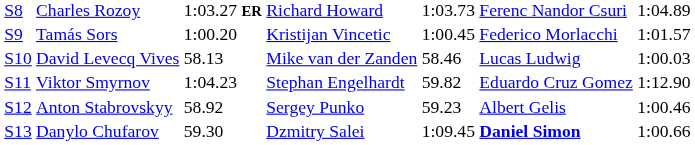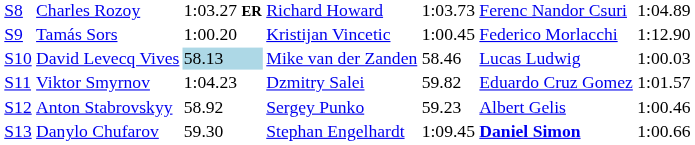(664, 34) 1:01.57 -> (664, 34) 1:12.90
(204, 58) no background -> (204, 58) lightblue background
(335, 82) Stephan Engelhardt -> (315, 82) Dzmitry Salei
(664, 82) 1:12.90 -> (664, 82) 1:01.57
(315, 131) Dzmitry Salei -> (335, 131) Stephan Engelhardt
